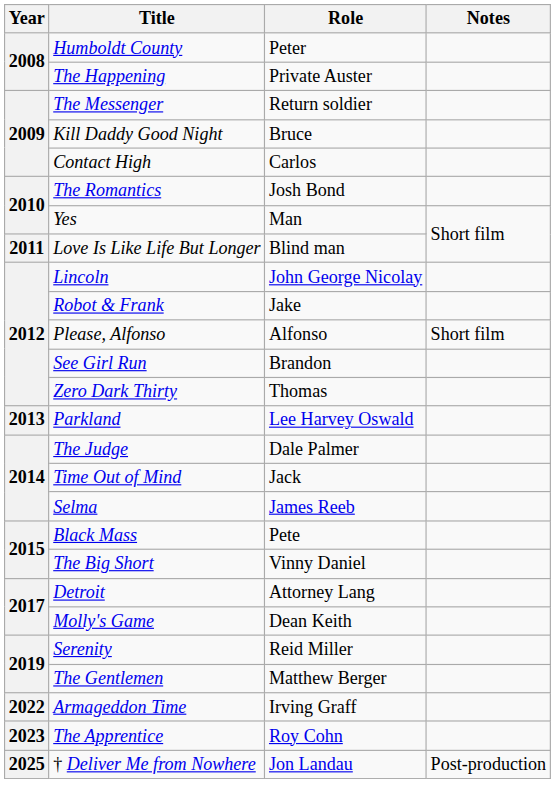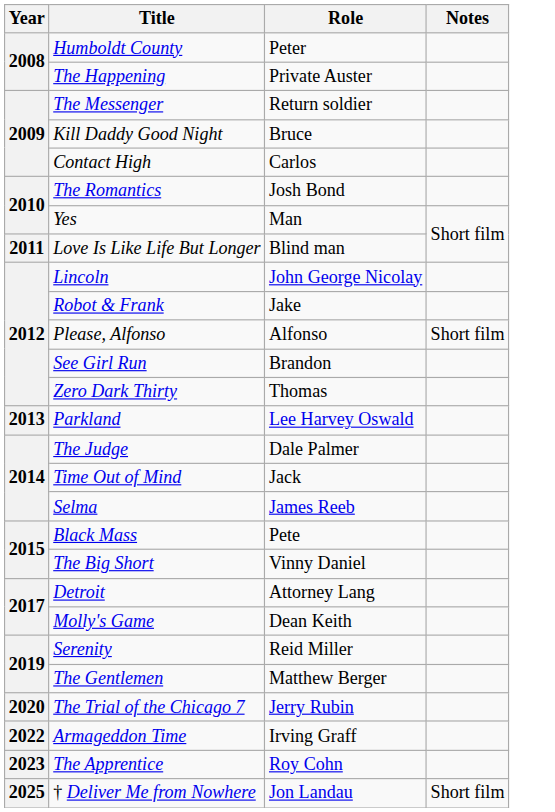+ row: (149, 707)
(488, 764) Post-production -> (468, 793) Short film
